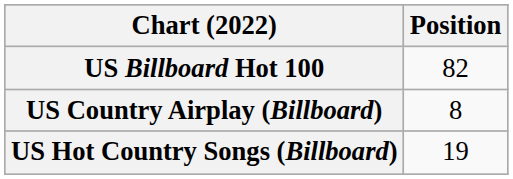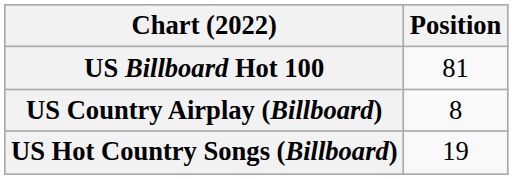(456, 67) 82 -> (456, 67) 81
